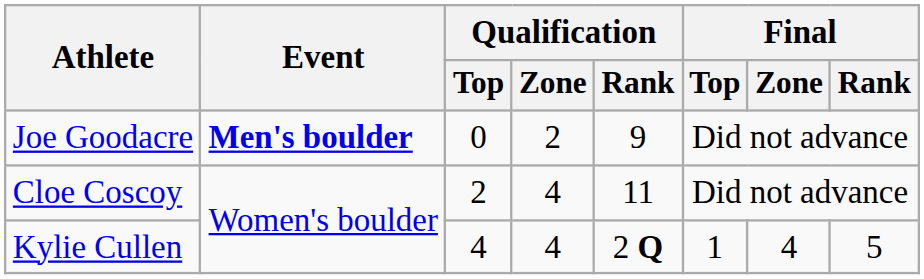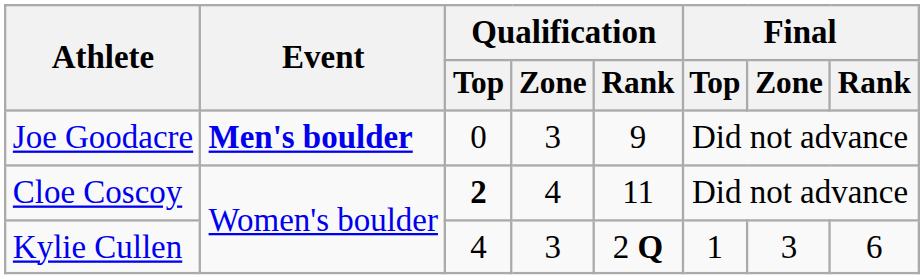(553, 137) 2 -> (553, 137) 3
(479, 192) normal -> (479, 192) bold
(553, 246) 4 -> (553, 246) 3
(789, 246) 4 -> (789, 246) 3
(874, 246) 5 -> (874, 246) 6
